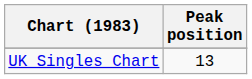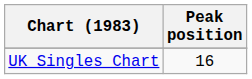(205, 61) 13 -> (205, 61) 16
